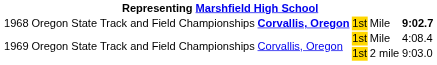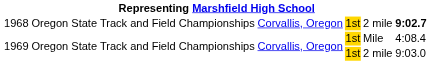(304, 23) bold -> (300, 23) normal
(380, 23) Mile -> (378, 23) 2 mile
